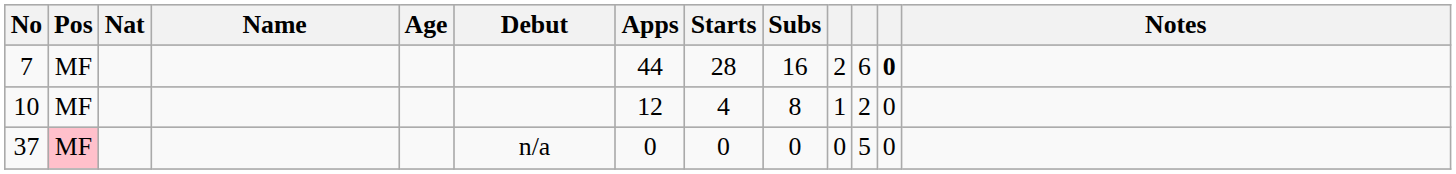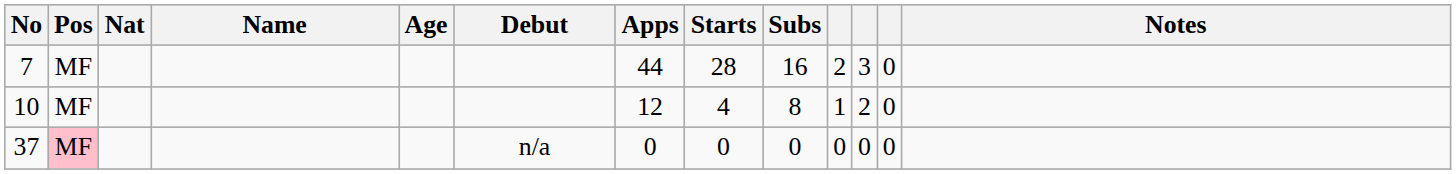(864, 65) 6 -> (864, 65) 3
(889, 65) bold -> (889, 65) normal
(864, 147) 5 -> (864, 147) 0
